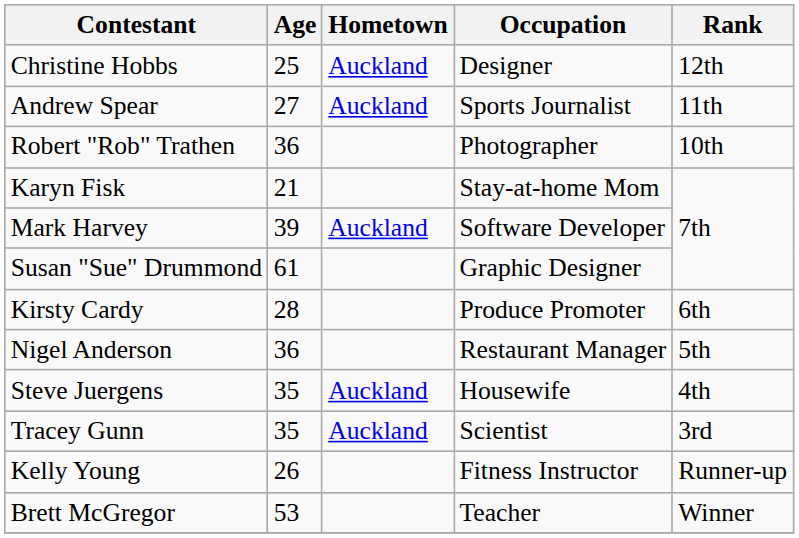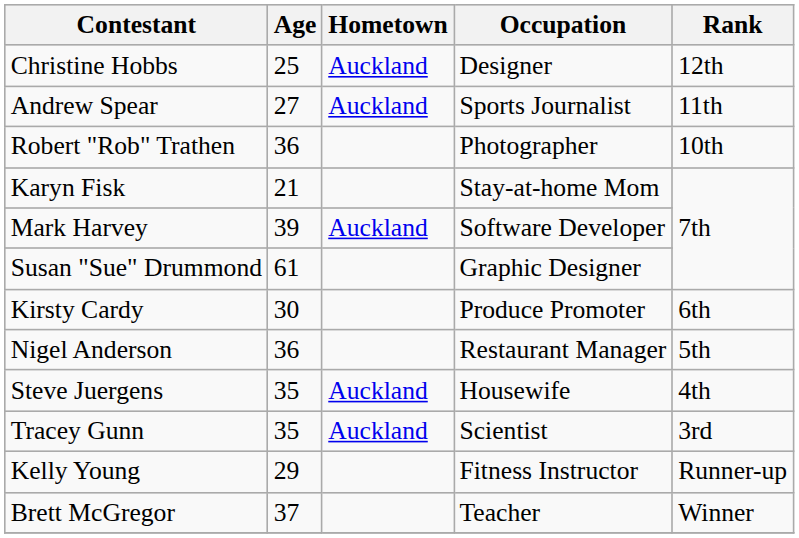(287, 308) 28 -> (287, 308) 30
(287, 471) 26 -> (287, 471) 29
(287, 512) 53 -> (287, 512) 37
